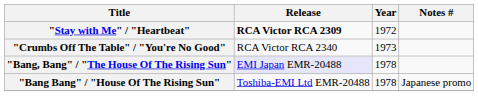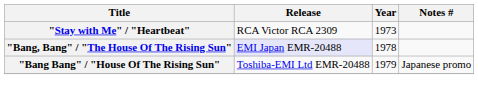(289, 30) bold -> (287, 30) normal
(386, 30) 1972 -> (386, 30) 1973
- row: (119, 47)
(386, 82) 1978 -> (386, 64) 1979
